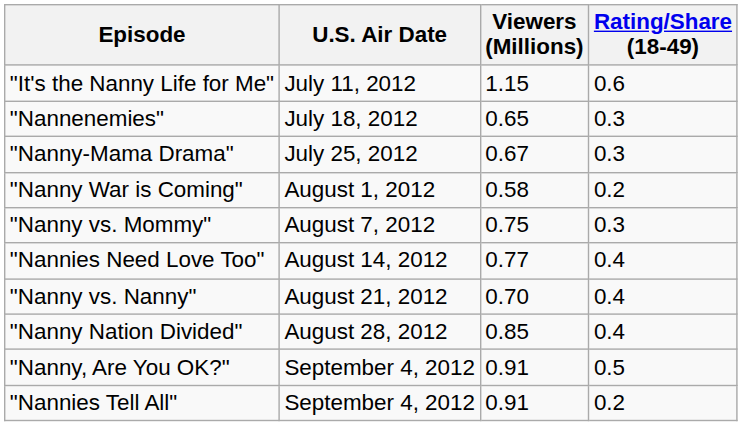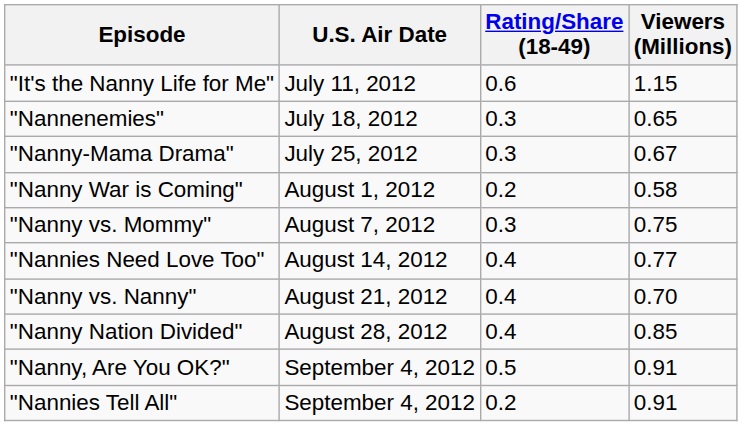columns swapped: (663, 34) <-> (534, 34)
